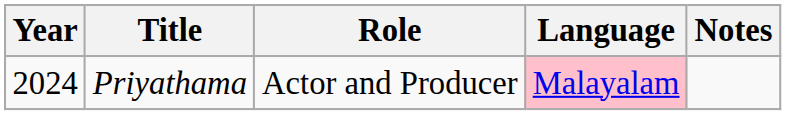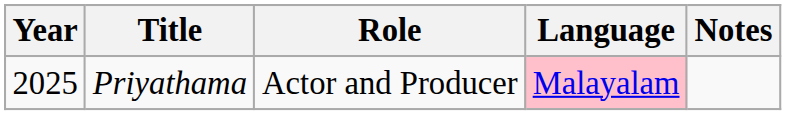(45, 82) 2024 -> (45, 82) 2025
